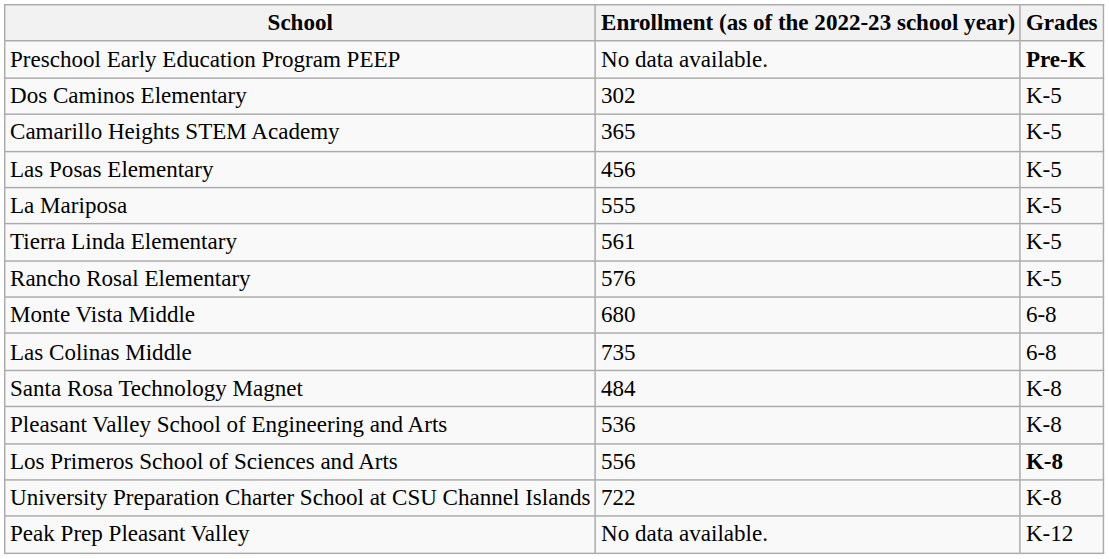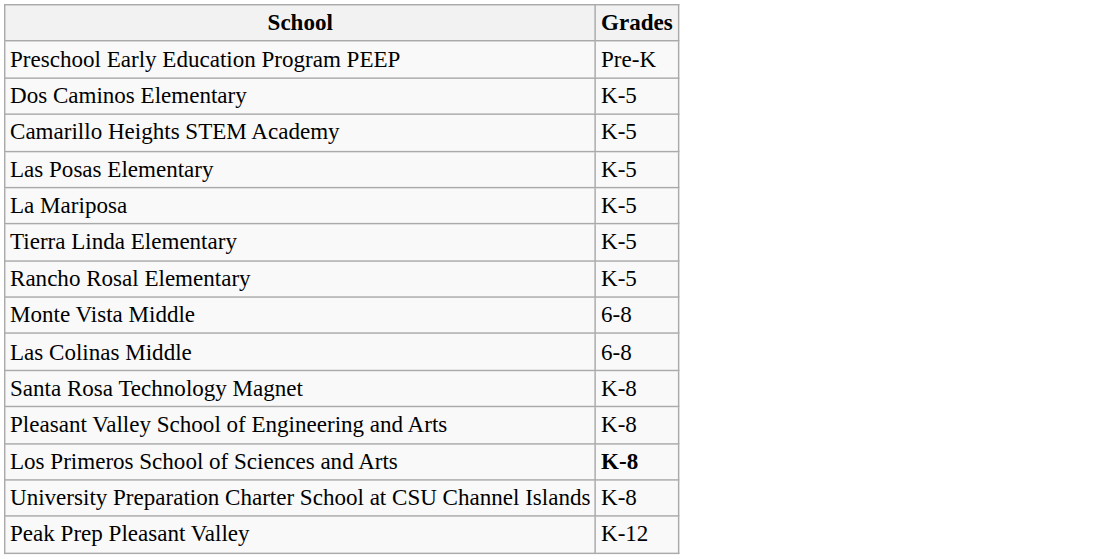- column: (808, 22)
(1056, 59) bold -> (629, 59) normal
